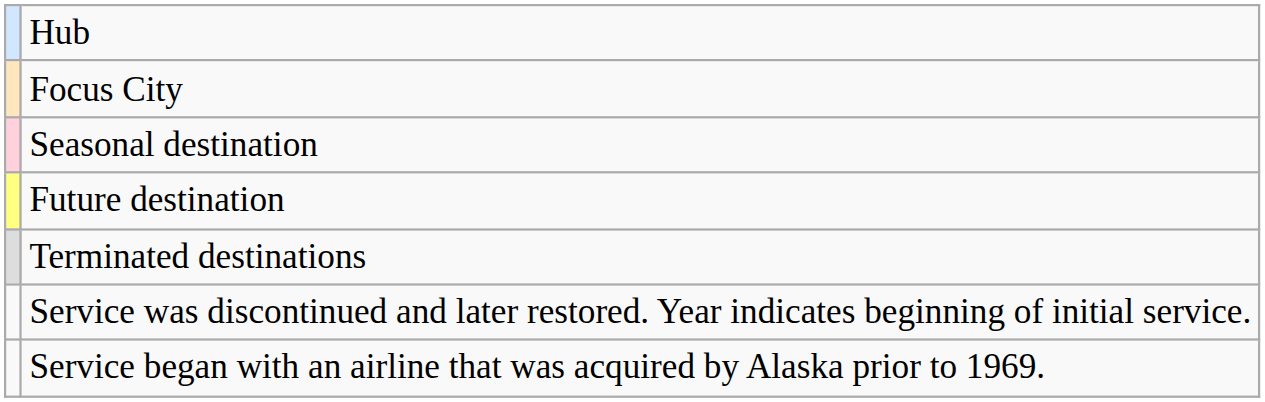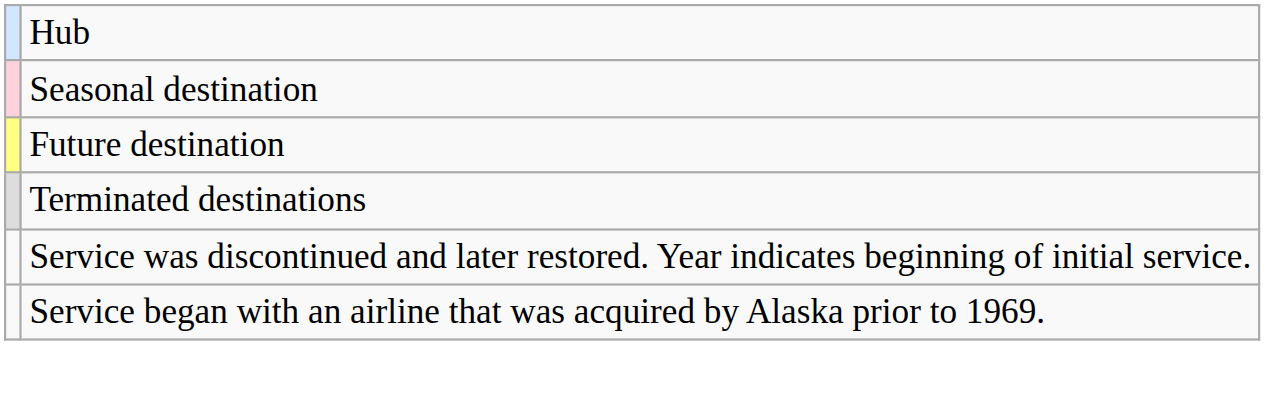- row: (106, 88)
